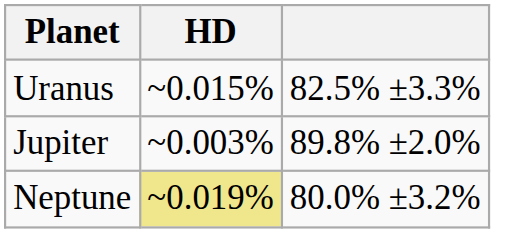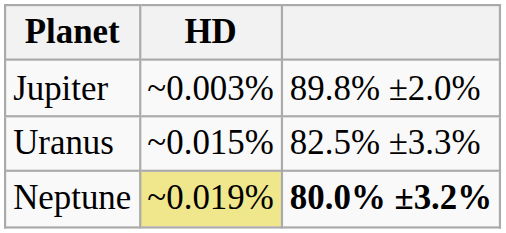rows swapped: (61, 142) <-> (64, 87)
(385, 198) normal -> (391, 198) bold
